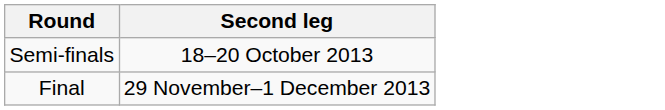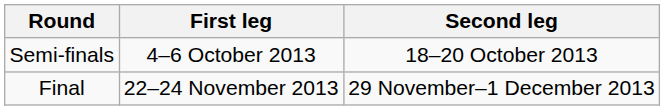+ column: (231, 21)
